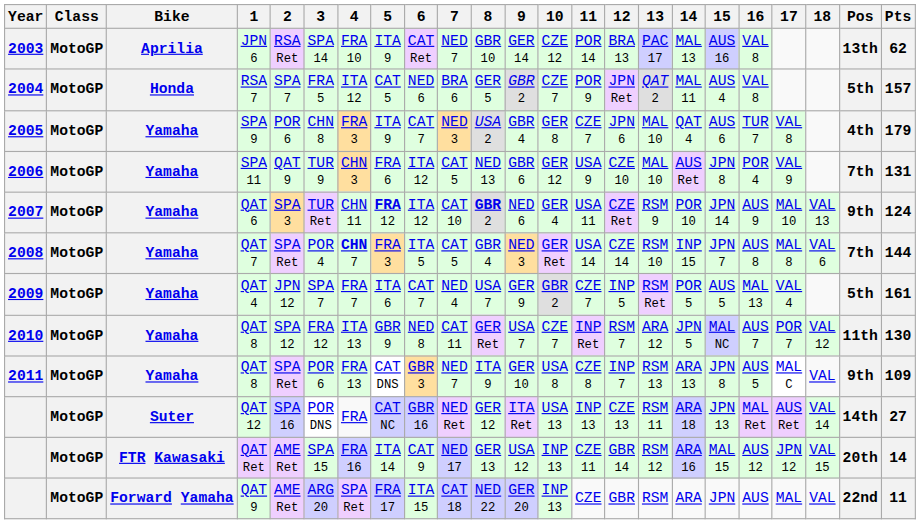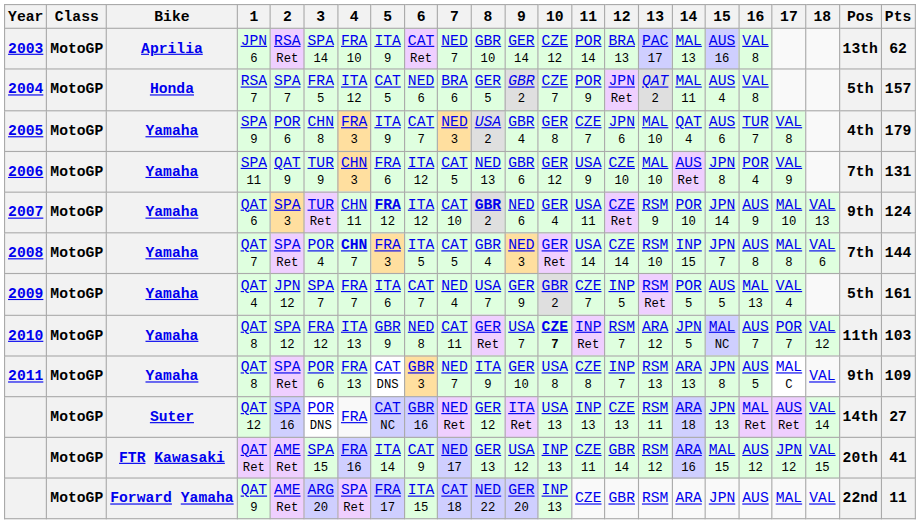(555, 335) normal -> (555, 335) bold
(898, 335) 130 -> (898, 335) 103
(898, 458) 14 -> (898, 458) 41
